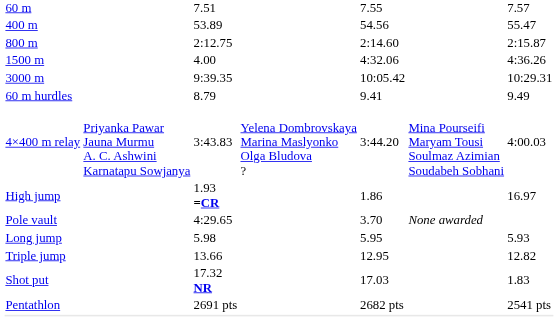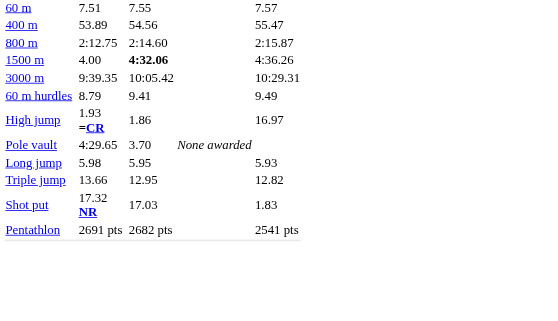(379, 60) normal -> (149, 60) bold
- row: (43, 142)
